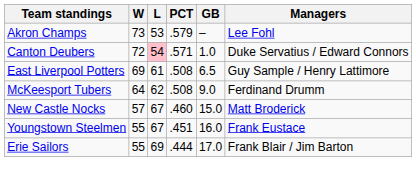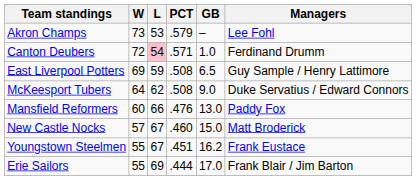(318, 52) Duke Servatius / Edward Connors -> (276, 52) Ferdinand Drumm
(157, 71) 61 -> (157, 71) 59
(276, 90) Ferdinand Drumm -> (318, 90) Duke Servatius / Edward Connors
+ row: (62, 109)
(211, 128) 16.0 -> (211, 147) 16.2
